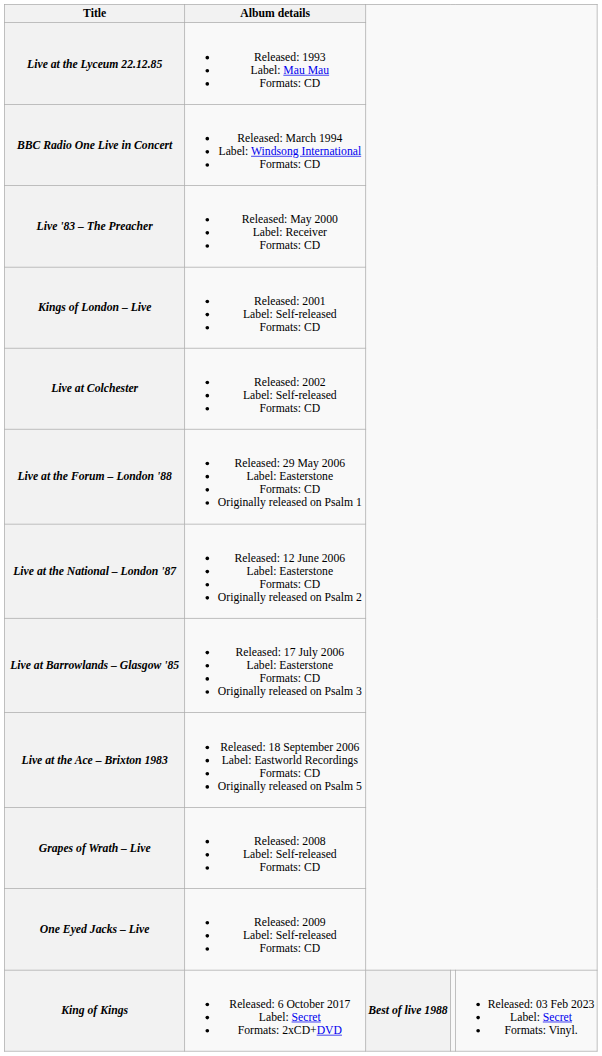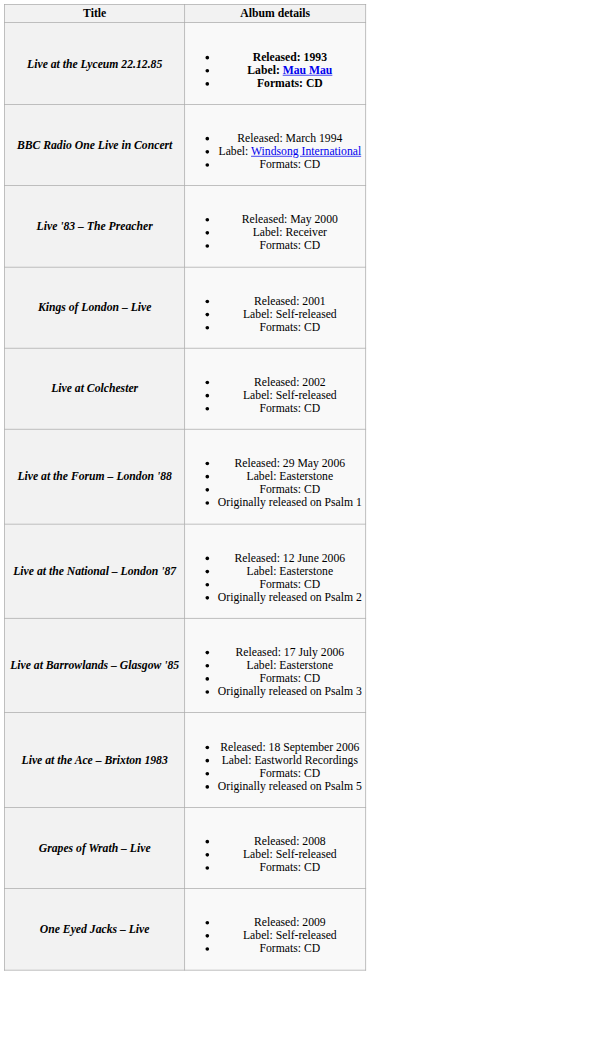(275, 70) normal -> (275, 70) bold
- row: (95, 1010)
